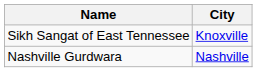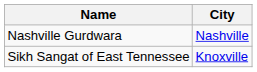rows swapped: (98, 35) <-> (65, 56)
